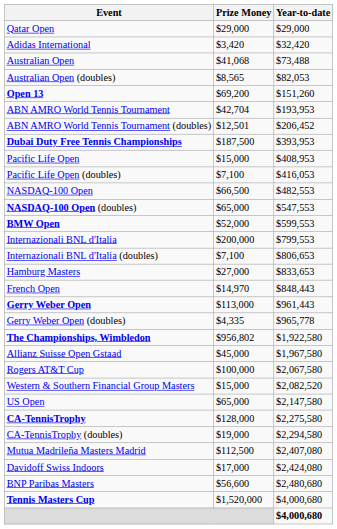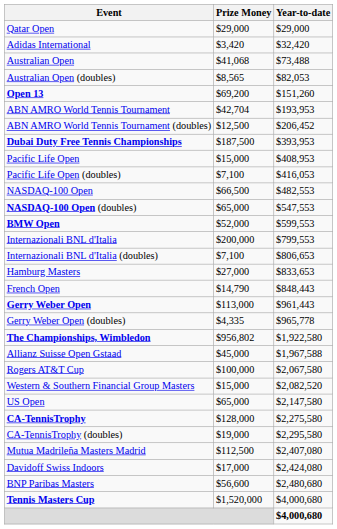(233, 126) $12,501 -> (233, 126) $12,500
(233, 288) $14,970 -> (233, 288) $14,790
(299, 353) $1,967,580 -> (299, 353) $1,967,588
(299, 434) $2,294,580 -> (299, 434) $2,295,580
